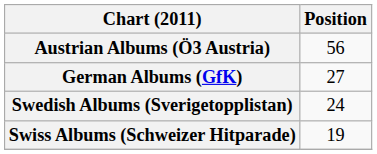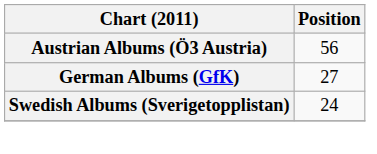- row: (152, 134)
